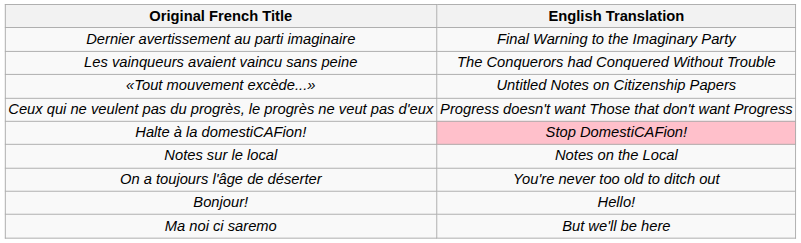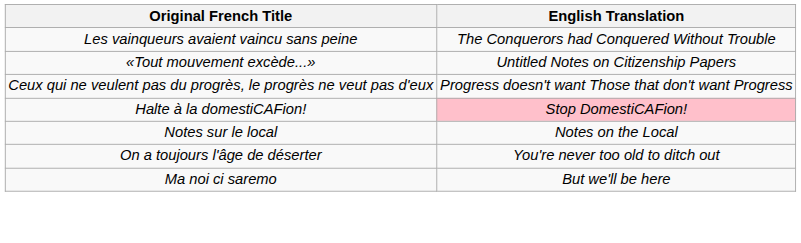- row: (221, 39)
- row: (221, 202)
